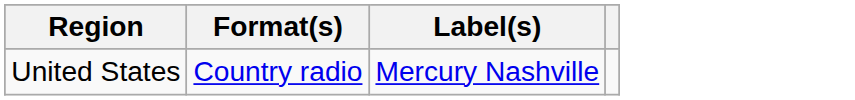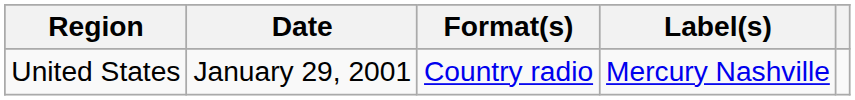+ column: (302, 26)
